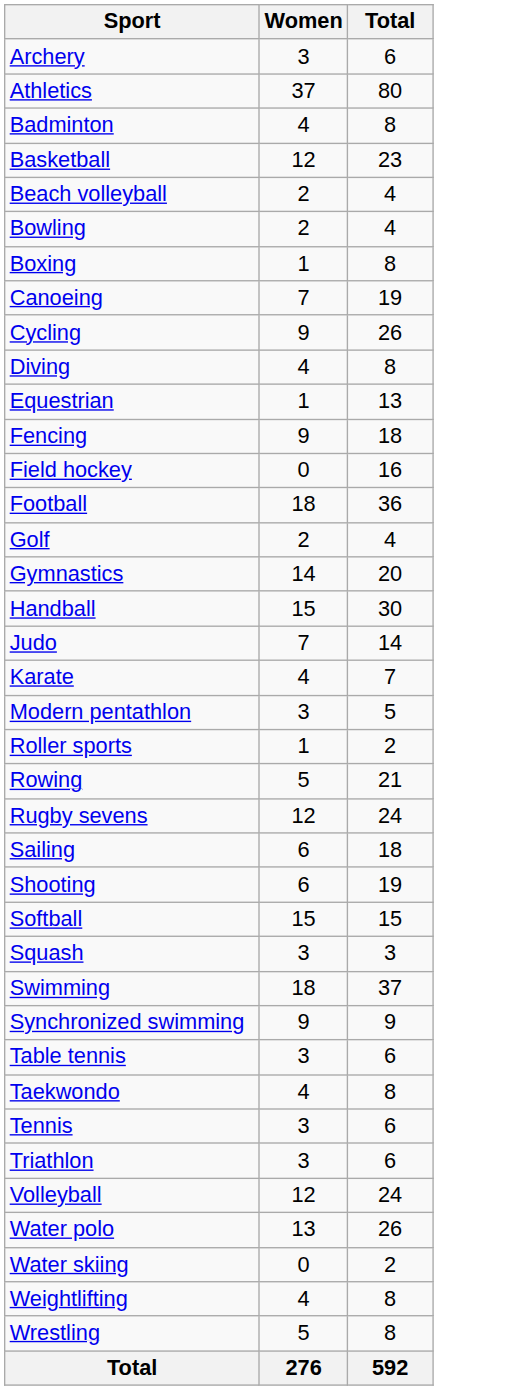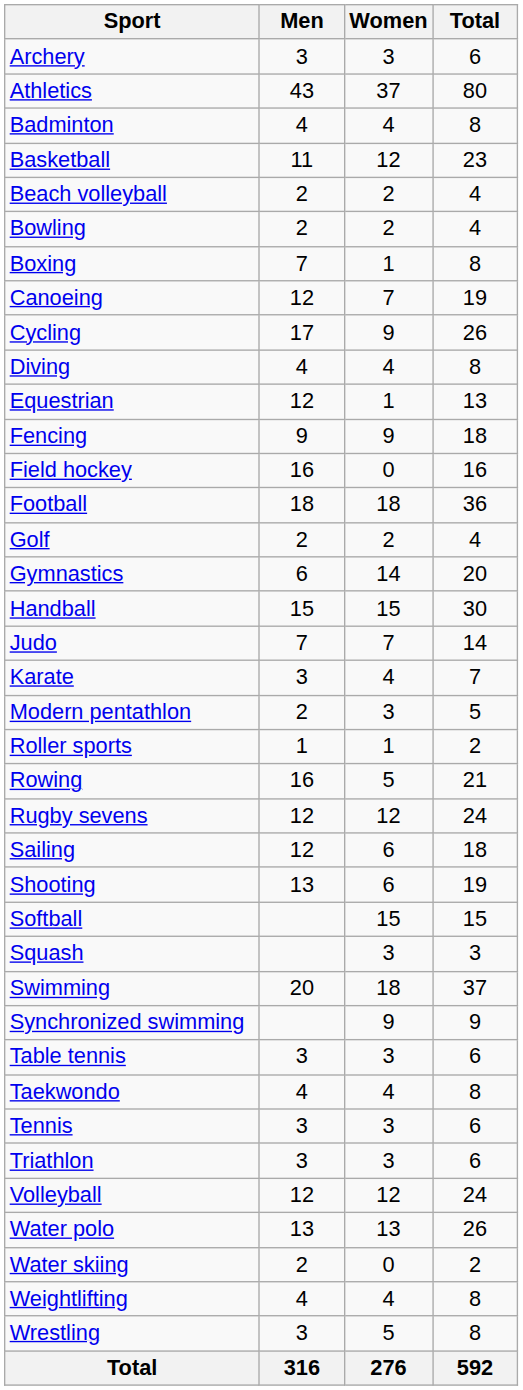+ column: (302, 21)
